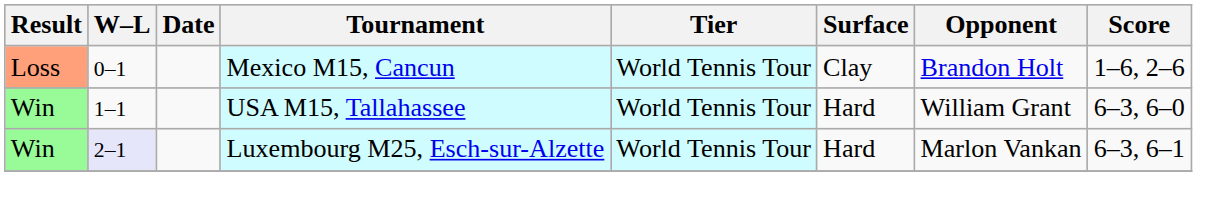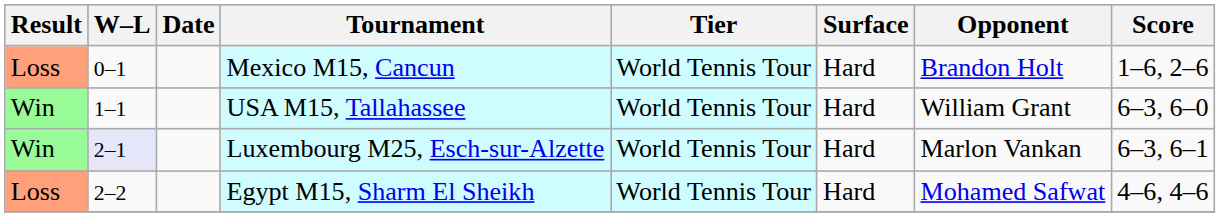(848, 66) Clay -> (849, 66) Hard
+ row: (380, 190)
